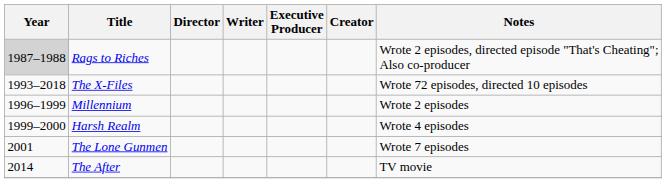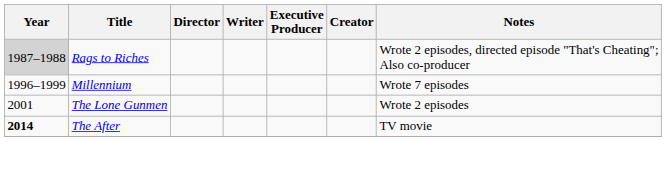- row: (102, 85)
(424, 105) Wrote 2 episodes -> (424, 85) Wrote 7 episodes
- row: (106, 126)
(424, 146) Wrote 7 episodes -> (424, 105) Wrote 2 episodes
(20, 167) normal -> (20, 126) bold
